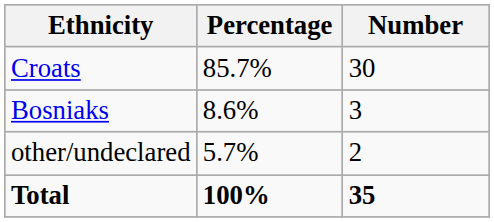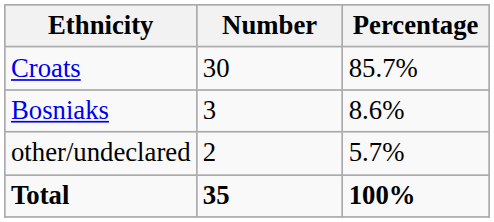columns swapped: (416, 25) <-> (270, 25)
